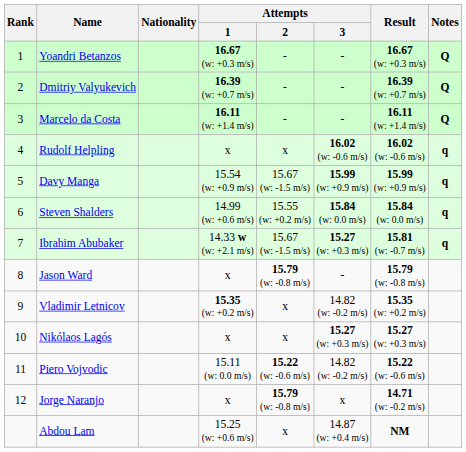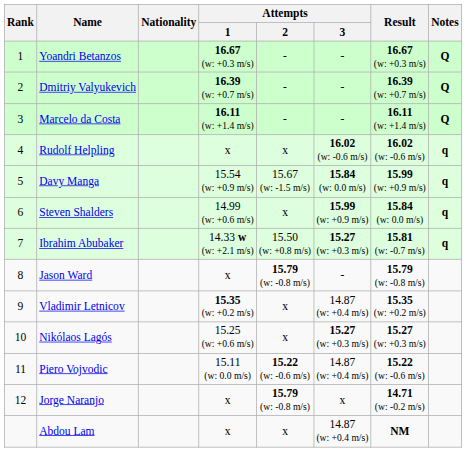(342, 181) 15.99 (w: +0.9 m/s) -> (342, 181) 15.84 (w: 0.0 m/s)
(285, 212) 15.55 (w: +0.2 m/s) -> (285, 212) x
(342, 212) 15.84 (w: 0.0 m/s) -> (342, 212) 15.99 (w: +0.9 m/s)
(285, 244) 15.67 (w: -1.5 m/s) -> (285, 244) 15.50 (w: +0.8 m/s)
(342, 306) 14.82 (w: -0.2 m/s) -> (342, 306) 14.87 (w: +0.4 m/s)
(228, 337) x -> (228, 337) 15.25 (w: +0.6 m/s)
(342, 368) 14.82 (w: -0.2 m/s) -> (342, 368) 14.87 (w: +0.4 m/s)
(228, 431) 15.25 (w: +0.6 m/s) -> (228, 431) x
